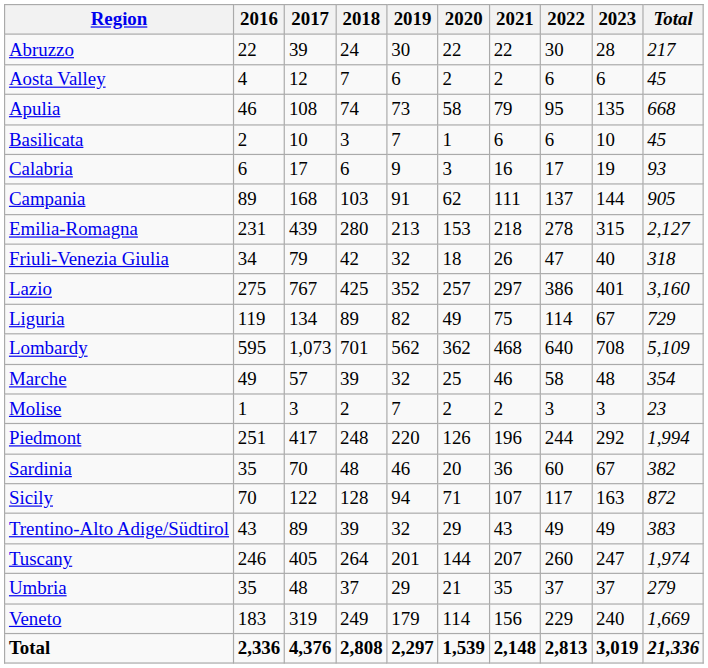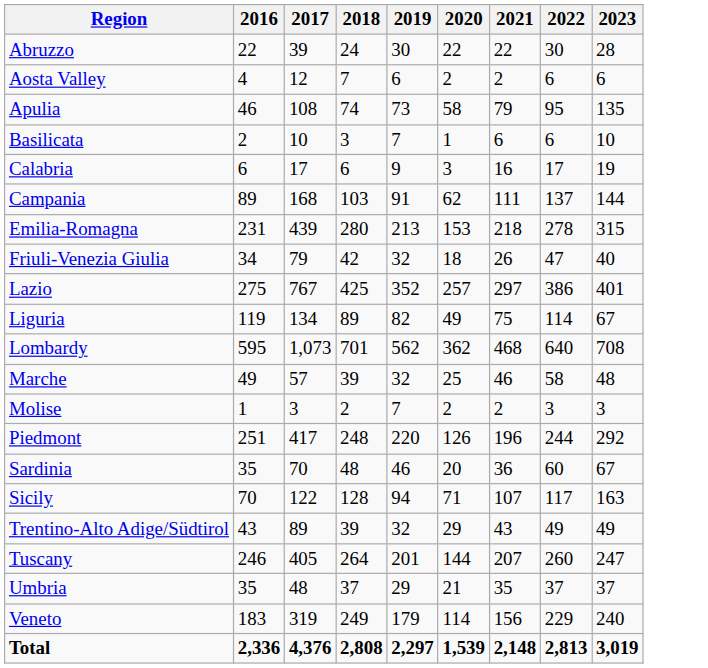- column: (673, 19)
